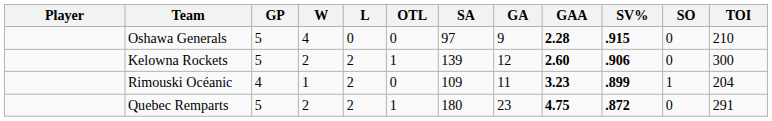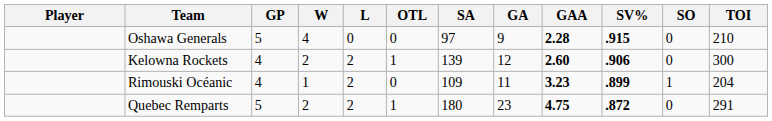(258, 60) 5 -> (258, 60) 4
